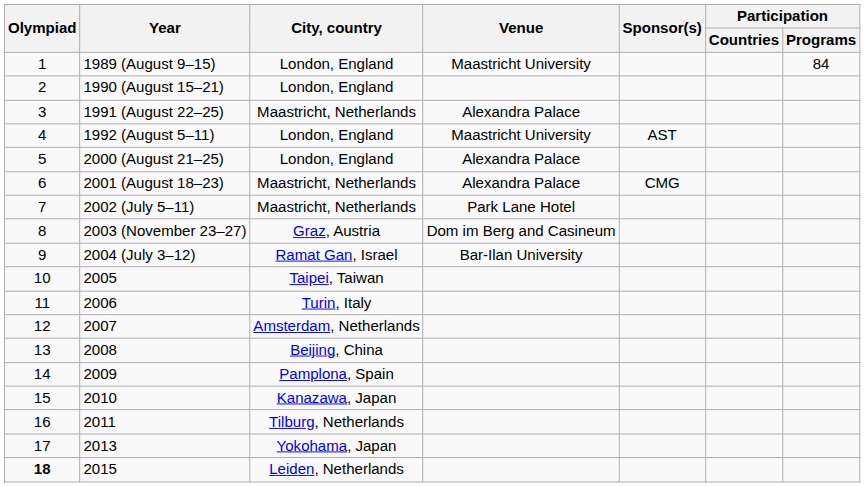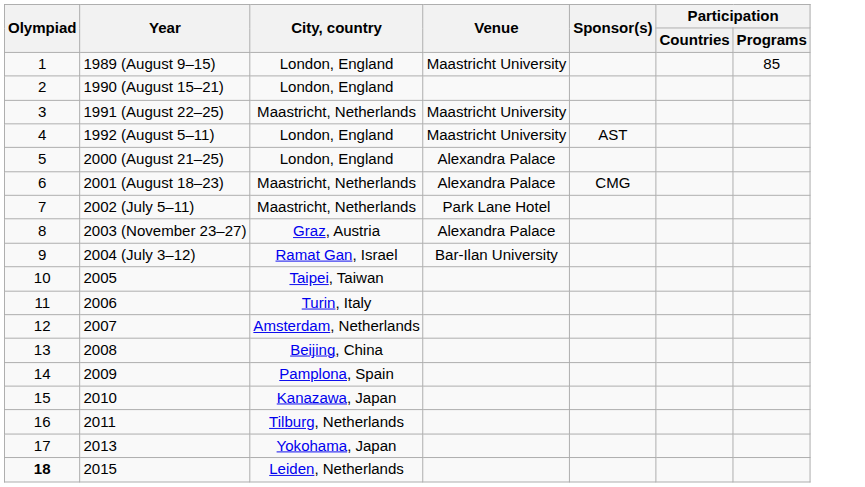(821, 64) 84 -> (772, 64) 85
(521, 111) Alexandra Palace -> (496, 111) Maastricht University
(521, 231) Dom im Berg and Casineum -> (496, 231) Alexandra Palace
